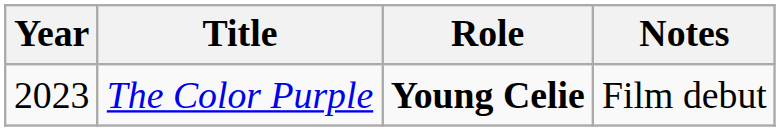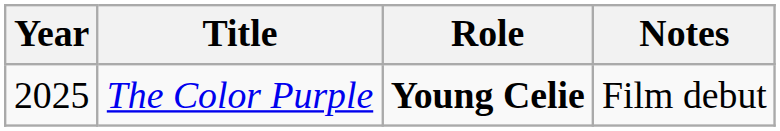(52, 94) 2023 -> (52, 94) 2025
